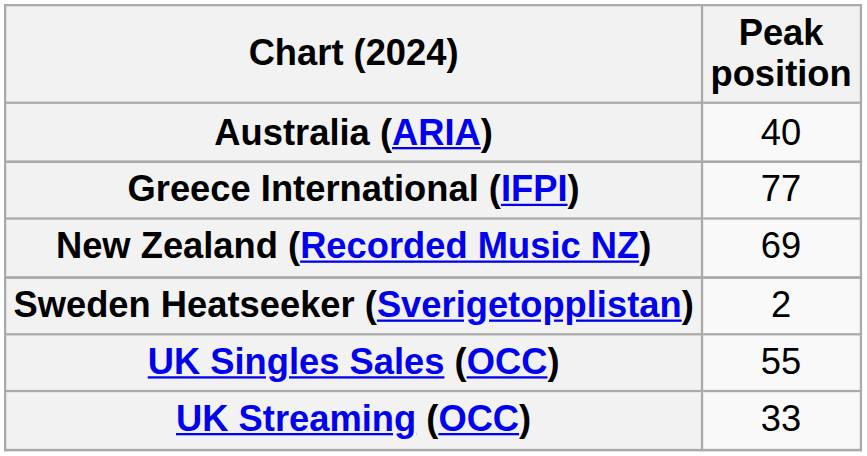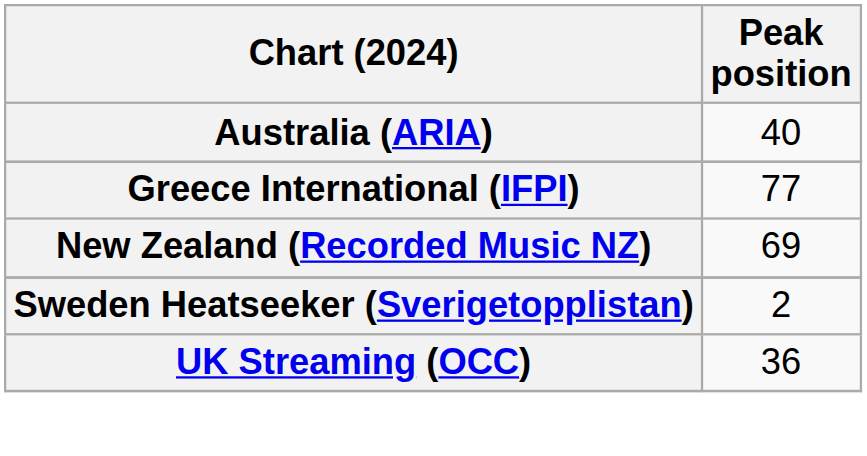- row: (354, 362)
(781, 419) 33 -> (781, 362) 36
